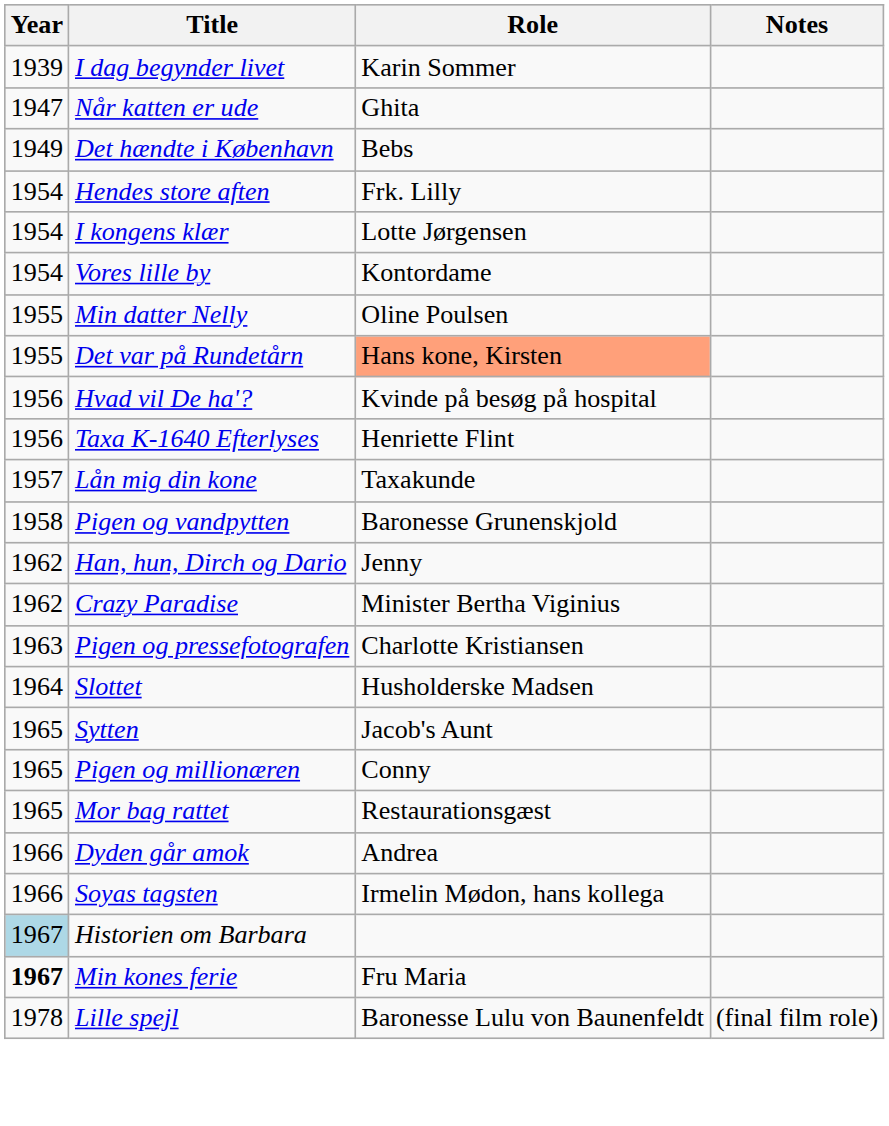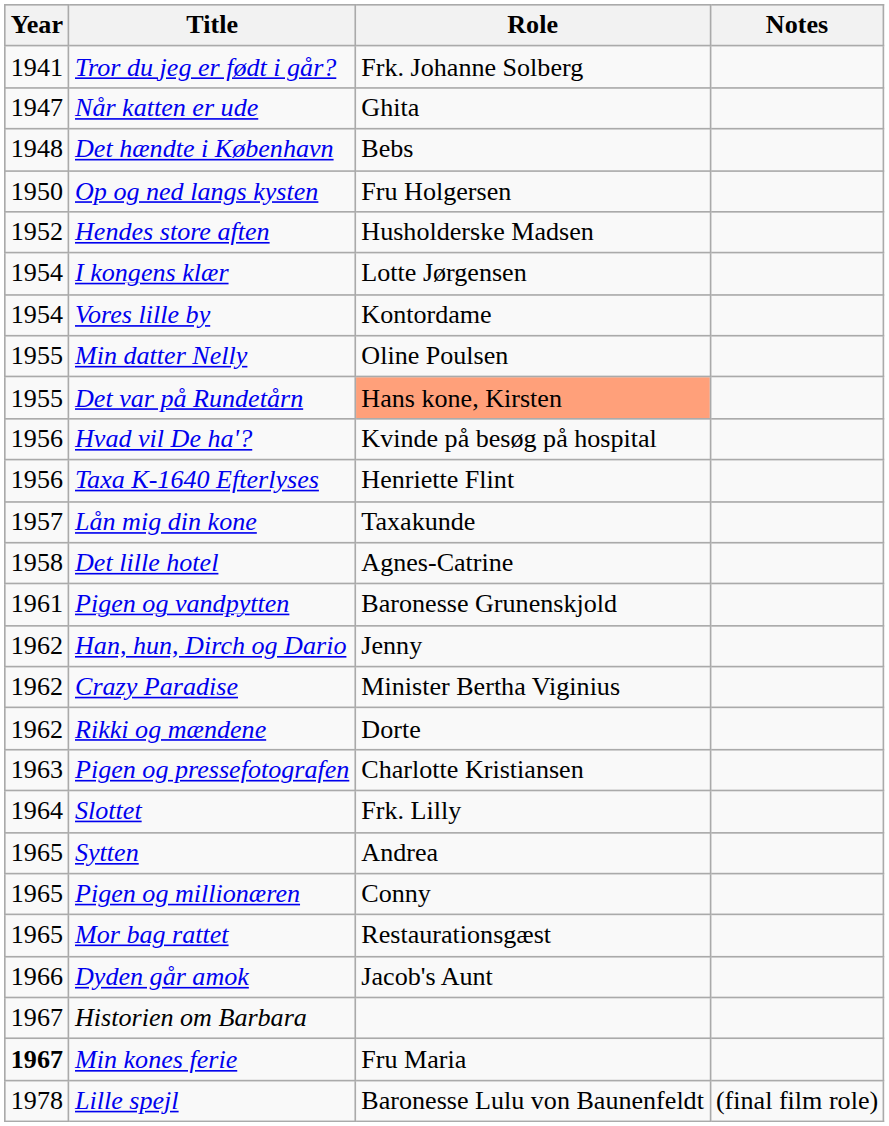- row: (180, 66)
+ row: (206, 66)
(37, 149) 1949 -> (37, 149) 1948
+ row: (197, 190)
(37, 190) 1954 -> (37, 231) 1952
(411, 190) Frk. Lilly -> (478, 231) Husholderske Madsen
+ row: (147, 562)
(37, 521) 1958 -> (37, 604) 1961
+ row: (171, 728)
(478, 686) Husholderske Madsen -> (411, 811) Frk. Lilly
(427, 728) Jacob's Aunt -> (400, 852) Andrea
(400, 852) Andrea -> (427, 976) Jacob's Aunt
- row: (146, 893)
(37, 935) lightblue background -> (37, 1017) no background
